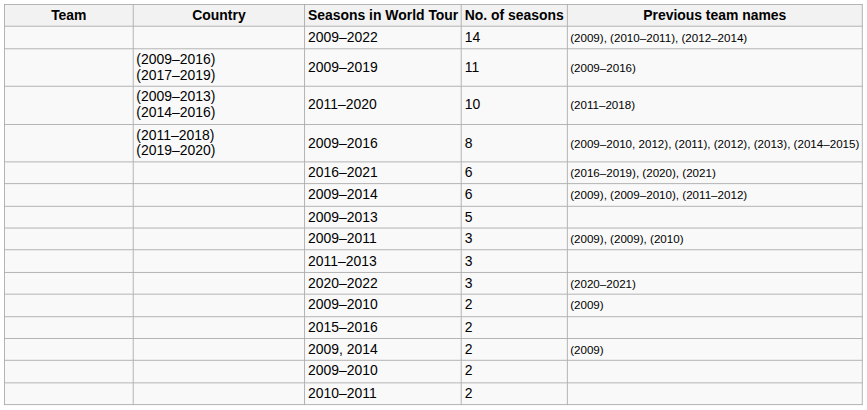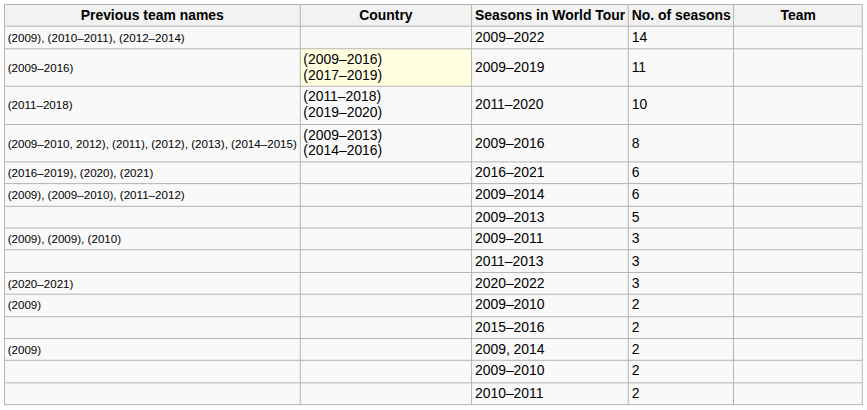columns swapped: (69, 15) <-> (715, 15)
(176, 67) no background -> (343, 67) lightyellow background
(176, 105) (2009–2013) (2014–2016) -> (343, 105) (2011–2018) (2019–2020)
(176, 142) (2011–2018) (2019–2020) -> (343, 142) (2009–2013) (2014–2016)
